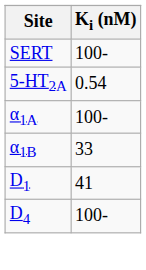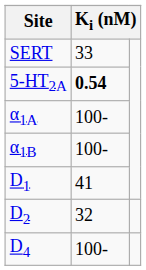(92, 52) 100- -> (84, 52) 33
(91, 83) normal -> (91, 83) bold
(84, 149) 33 -> (92, 149) 100-
+ row: (20, 215)
